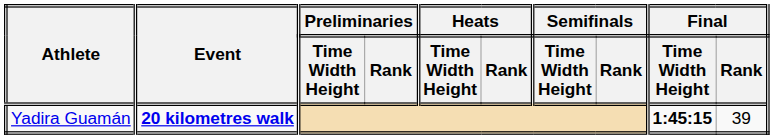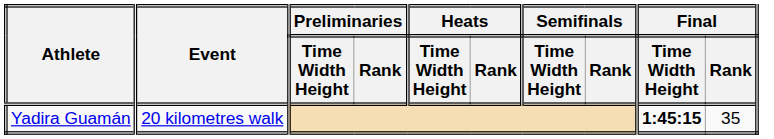(218, 119) bold -> (212, 119) normal
(741, 119) 39 -> (731, 119) 35
